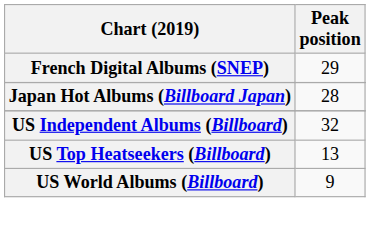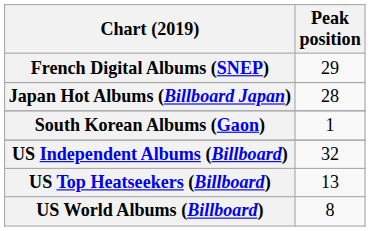+ row: (150, 125)
(330, 182) 9 -> (330, 211) 8
